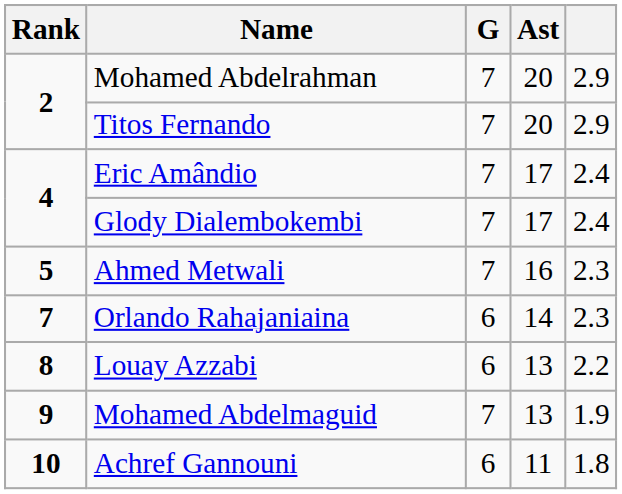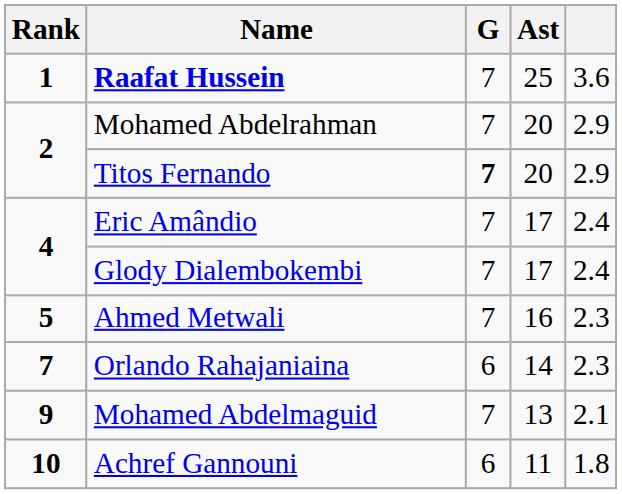+ row: (189, 77)
(488, 125) normal -> (488, 173) bold
- row: (175, 366)
(591, 414) 1.9 -> (591, 414) 2.1
